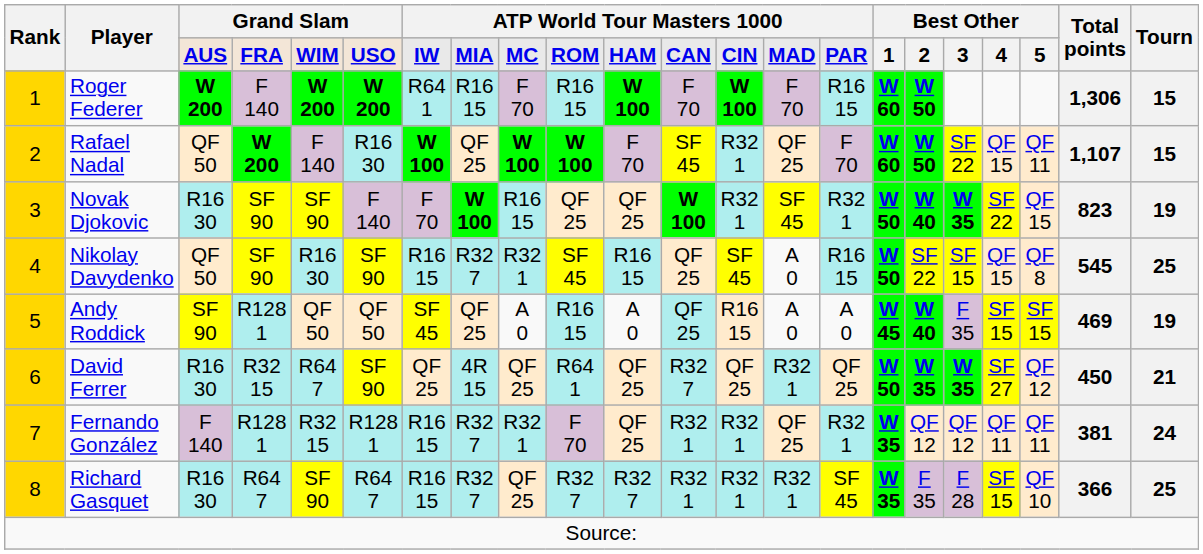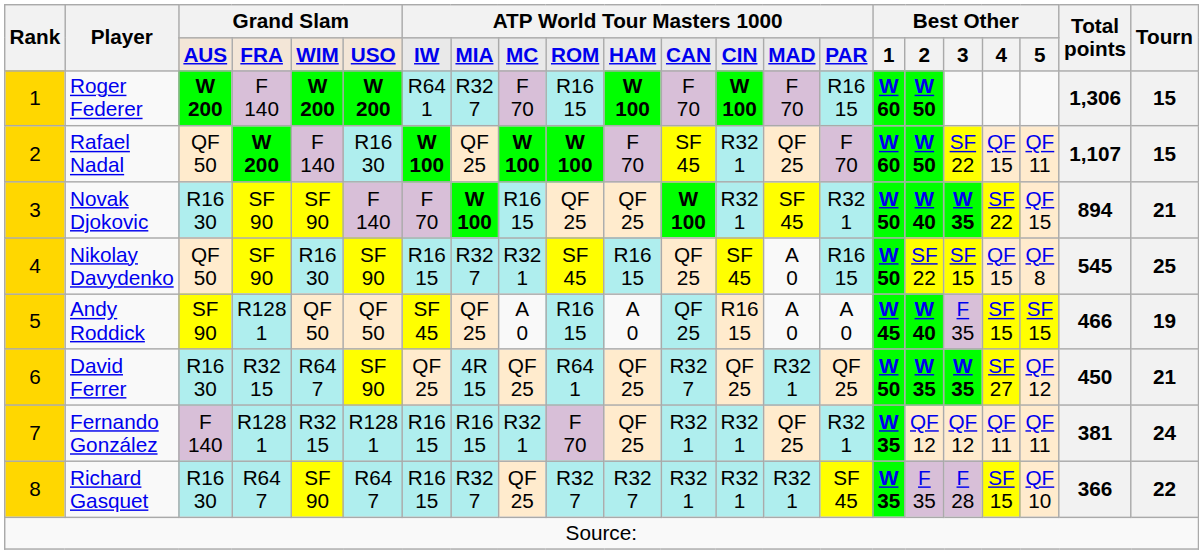(474, 99) R16 15 -> (474, 99) R32 7
(1095, 210) 823 -> (1095, 210) 894
(1164, 210) 19 -> (1164, 210) 21
(1095, 322) 469 -> (1095, 322) 466
(474, 433) R32 7 -> (474, 433) R16 15
(1164, 489) 25 -> (1164, 489) 22
